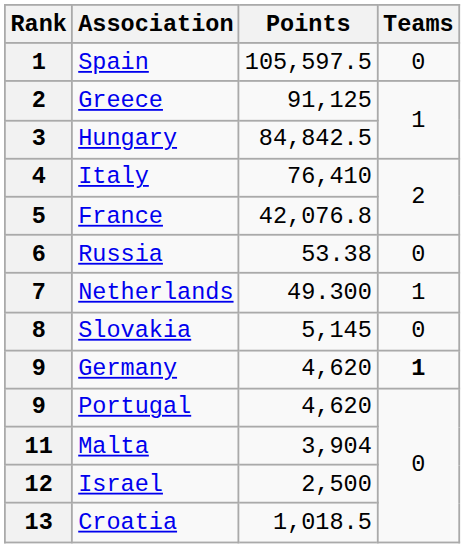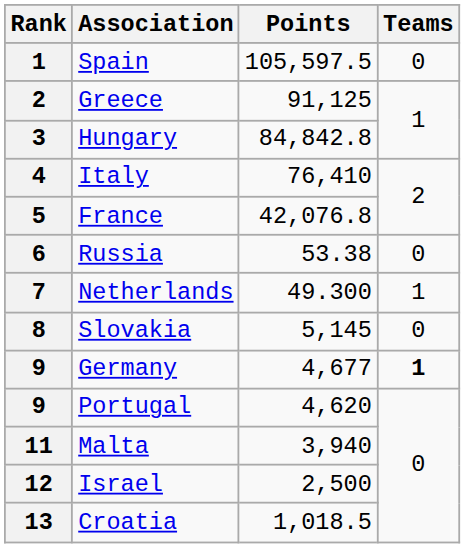(315, 139) 84,842.5 -> (315, 139) 84,842.8
(337, 369) 4,620 -> (337, 369) 4,677
(337, 446) 3,904 -> (337, 446) 3,940
